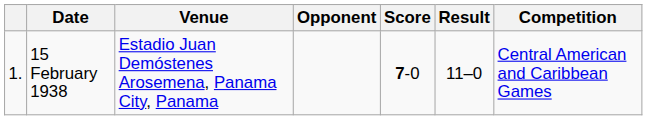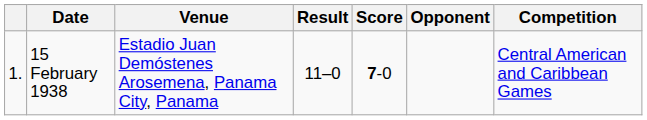columns swapped: (337, 17) <-> (464, 17)
